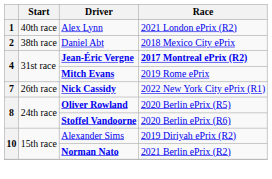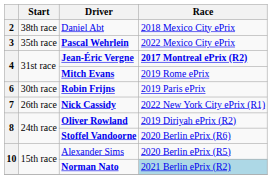- row: (82, 27)
+ row: (95, 43)
+ row: (88, 89)
(186, 105) 2020 Berlin ePrix (R5) -> (189, 120) 2019 Diriyah ePrix (R2)
(189, 136) 2019 Diriyah ePrix (R2) -> (186, 151) 2020 Berlin ePrix (R5)
(186, 151) no background -> (186, 167) lightblue background
